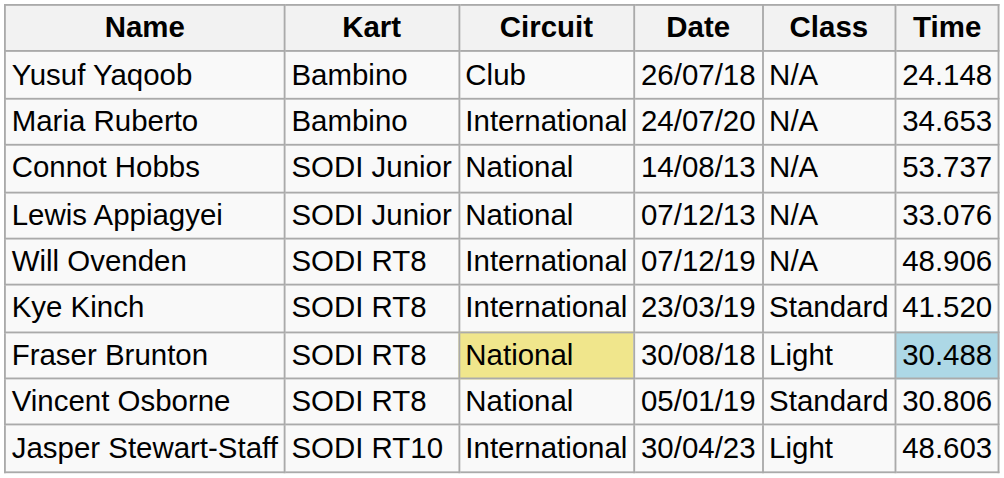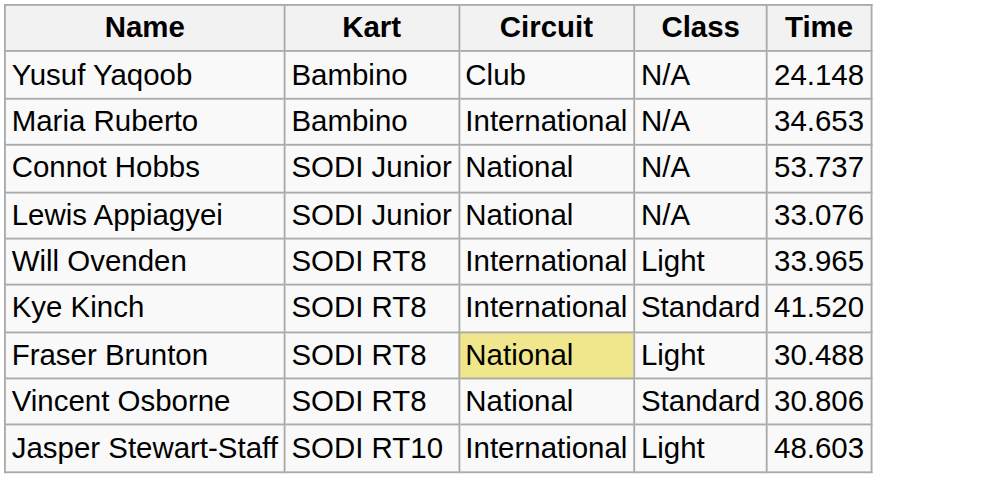- column: (698, 27)
(794, 261) N/A -> (673, 261) Light
(947, 261) 48.906 -> (819, 261) 33.965
(947, 354) lightblue background -> (819, 354) no background
